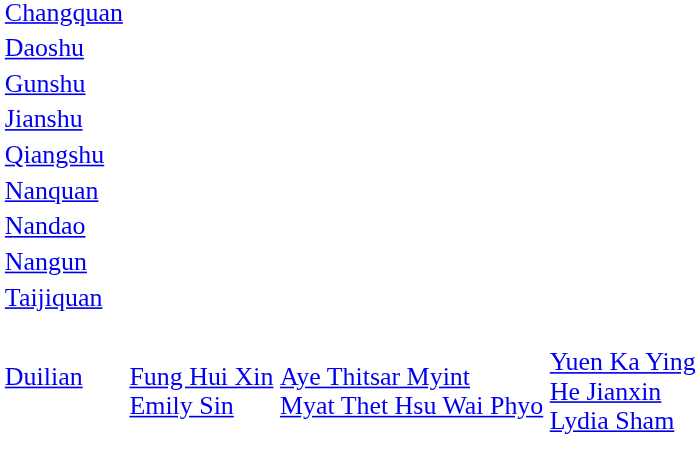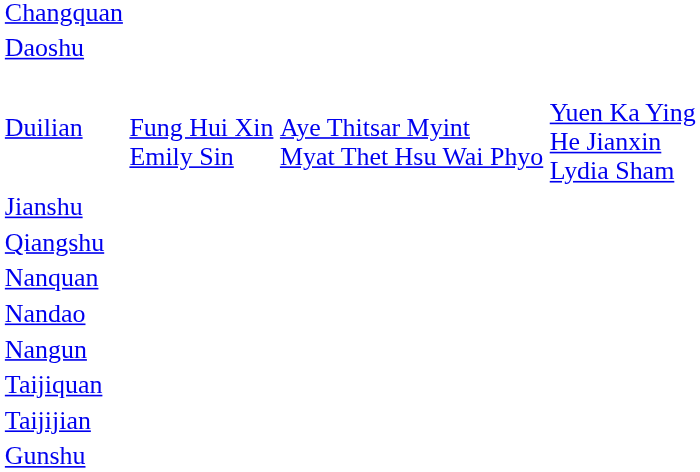rows swapped: (45, 83) <-> (44, 376)
+ row: (48, 420)
